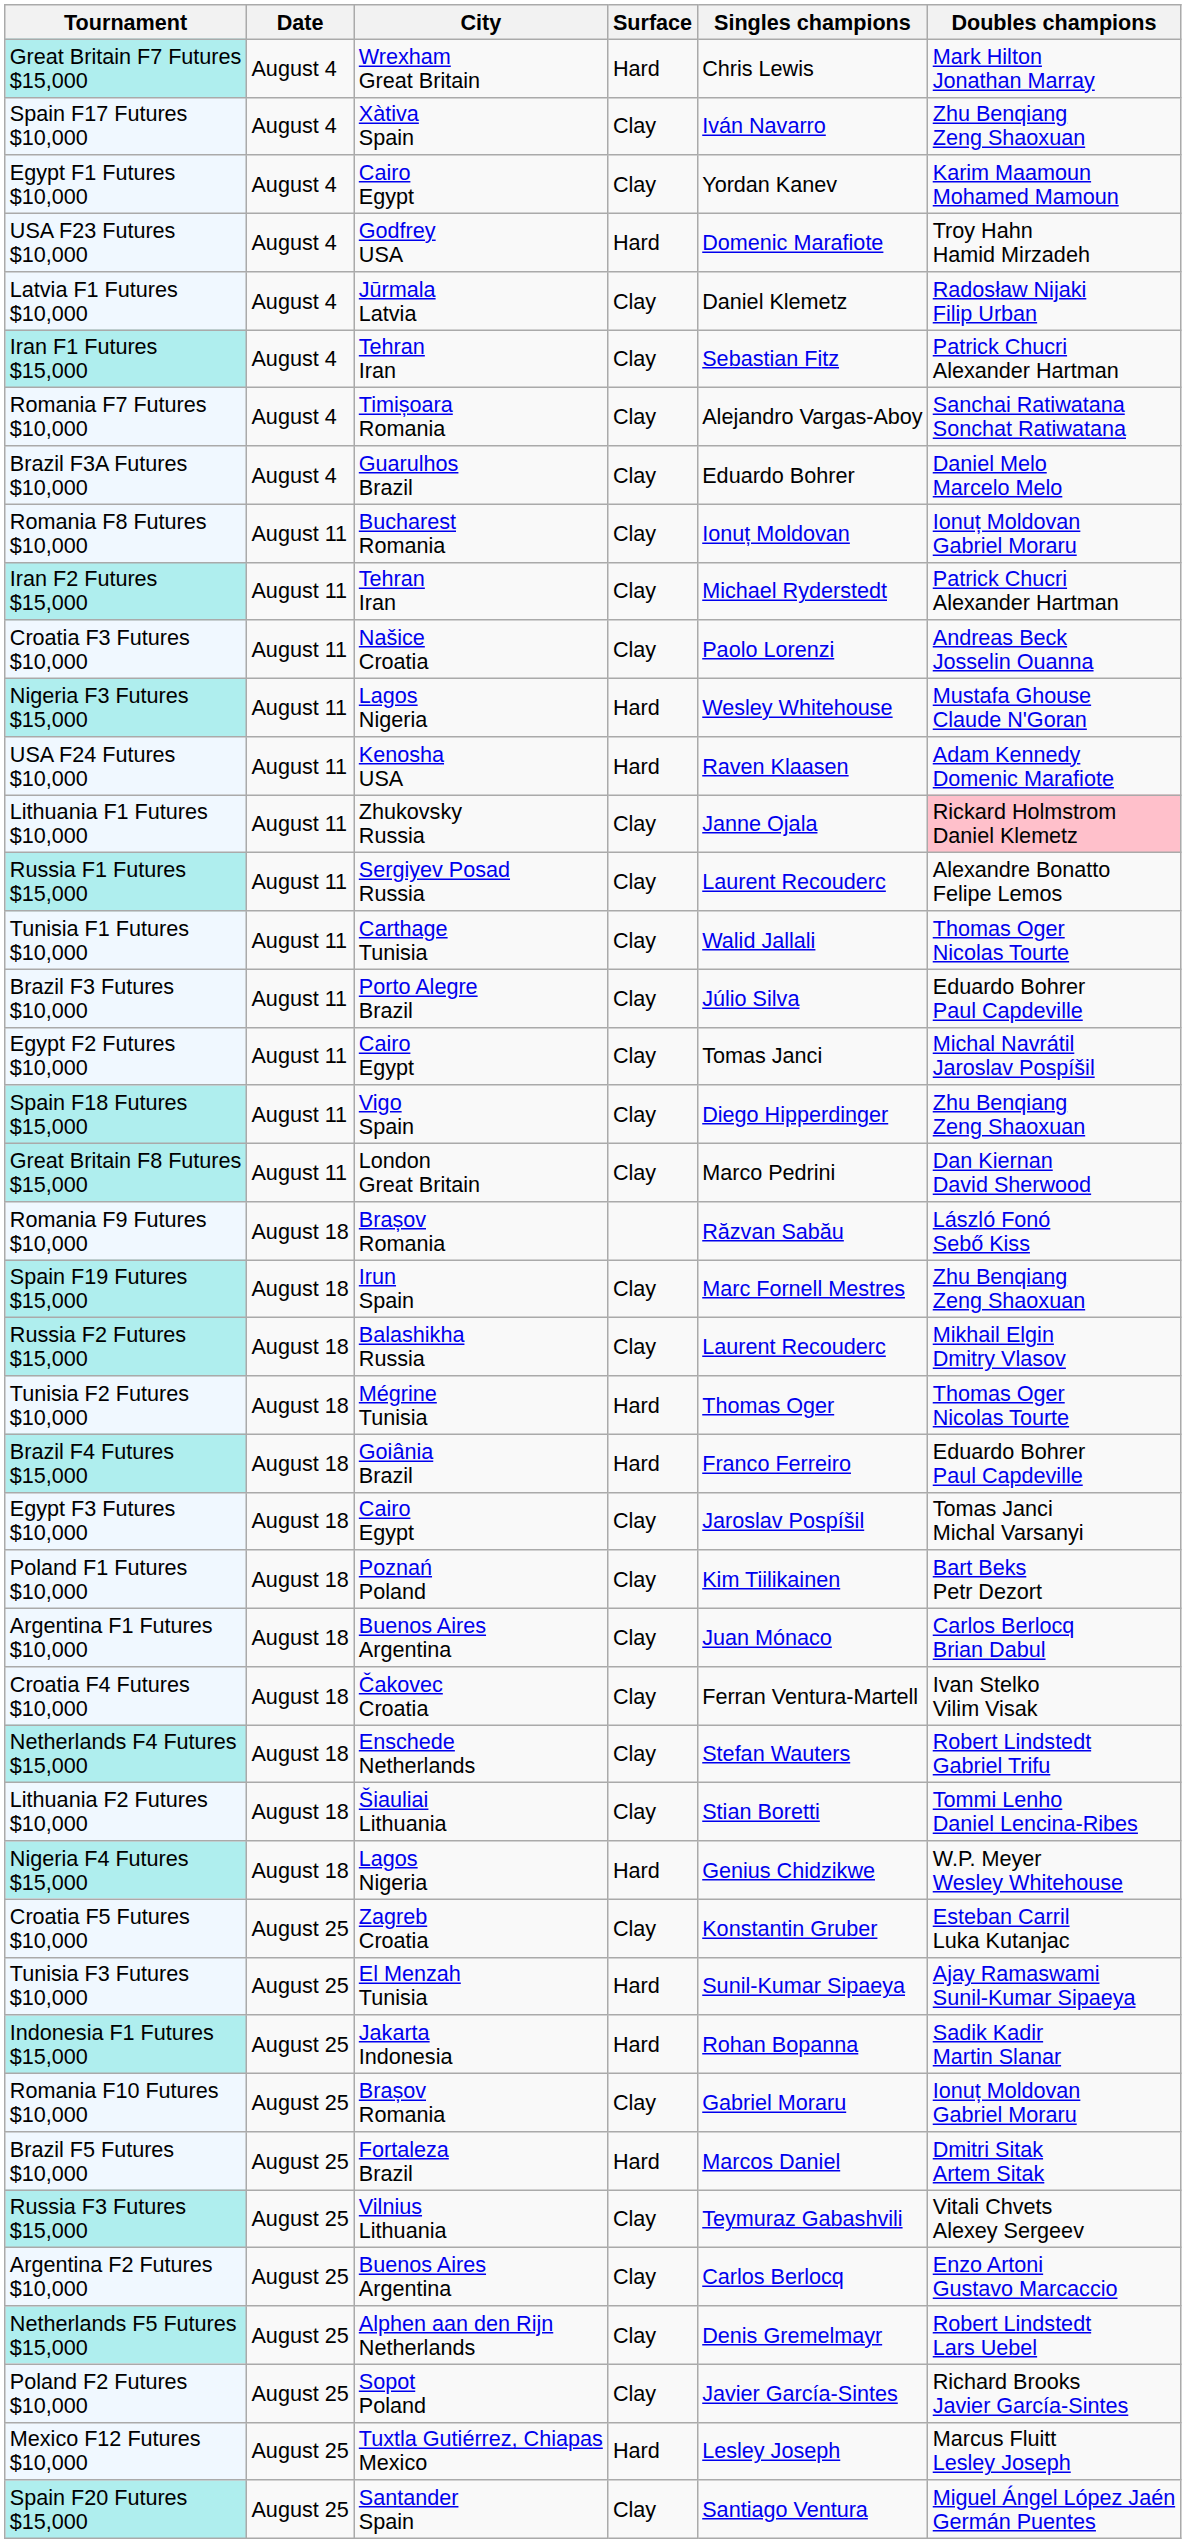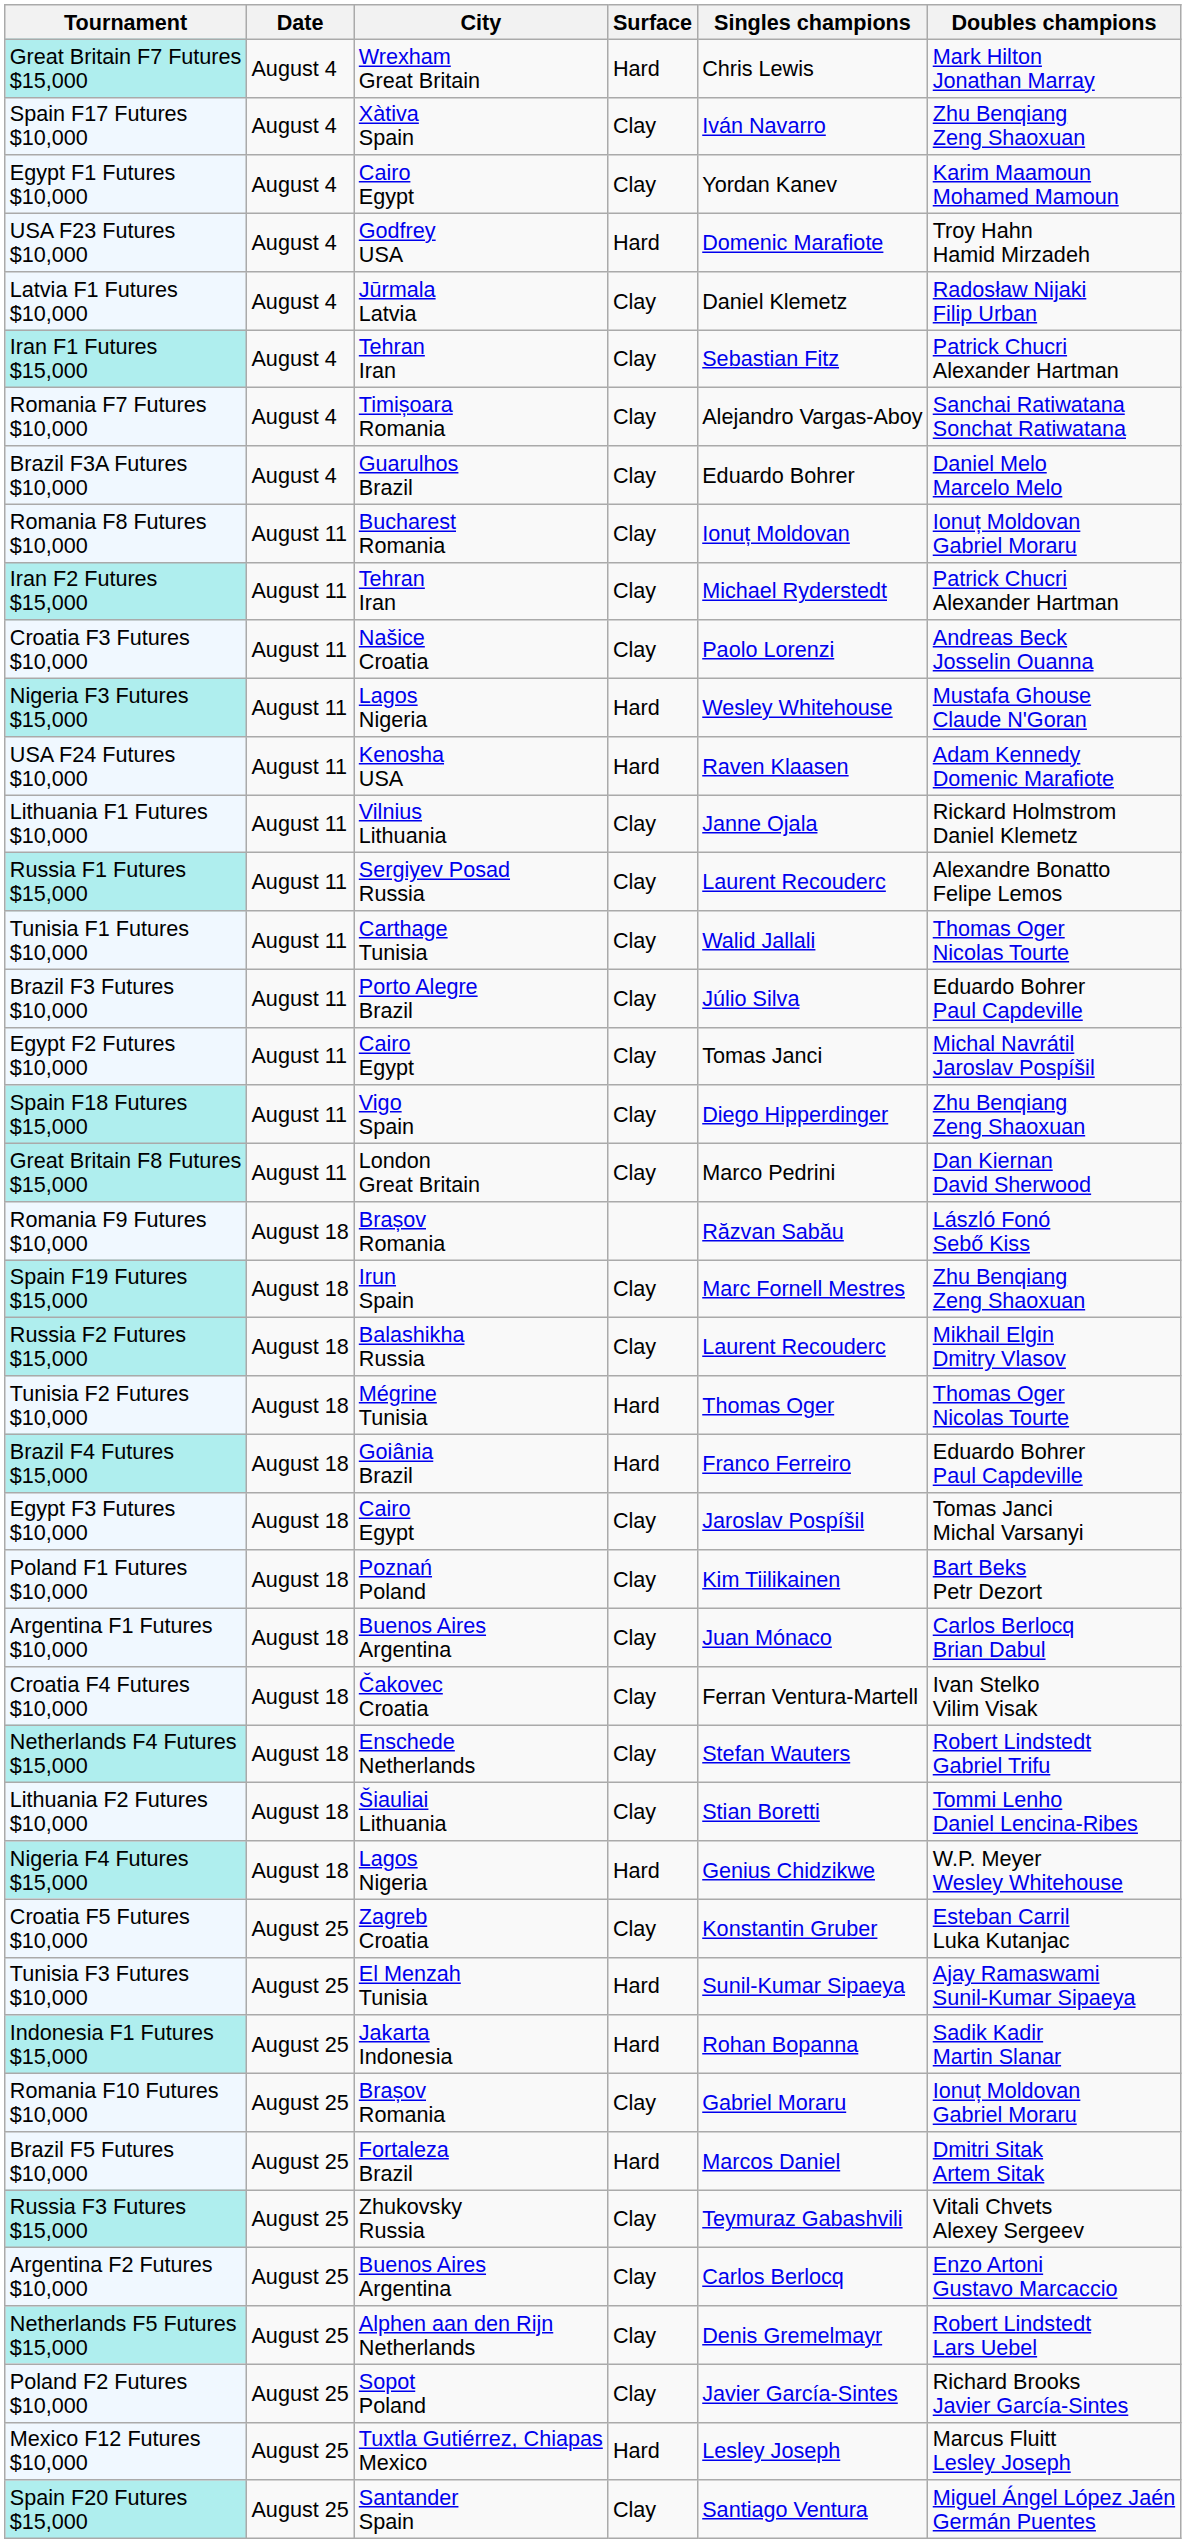(410, 824) Zhukovsky Russia -> (403, 824) Vilnius Lithuania
(1024, 824) pink background -> (1024, 824) no background
(403, 2219) Vilnius Lithuania -> (410, 2219) Zhukovsky Russia
